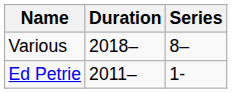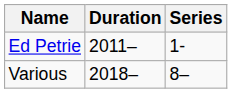rows swapped: (45, 74) <-> (38, 46)
